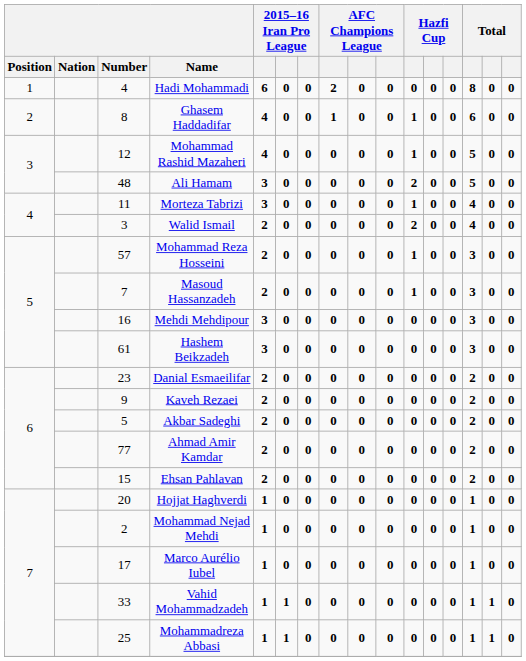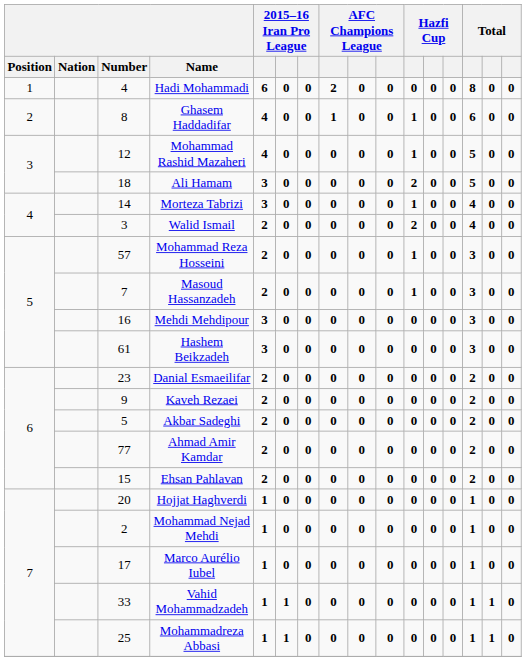(124, 183) 48 -> (124, 183) 18
(124, 204) 11 -> (124, 204) 14
